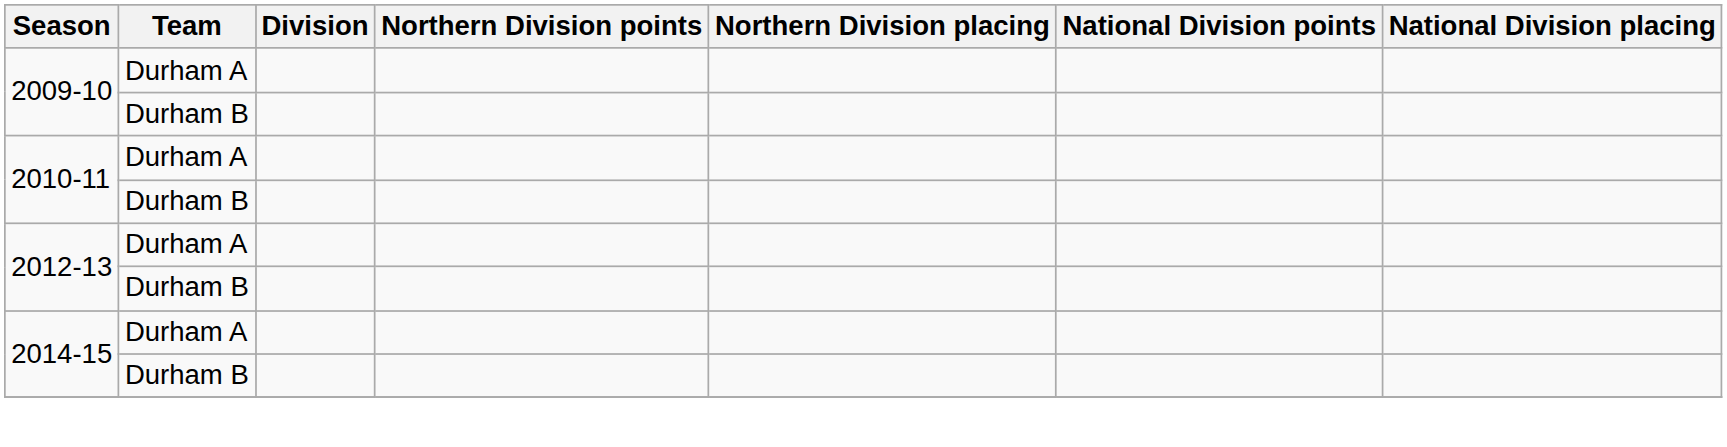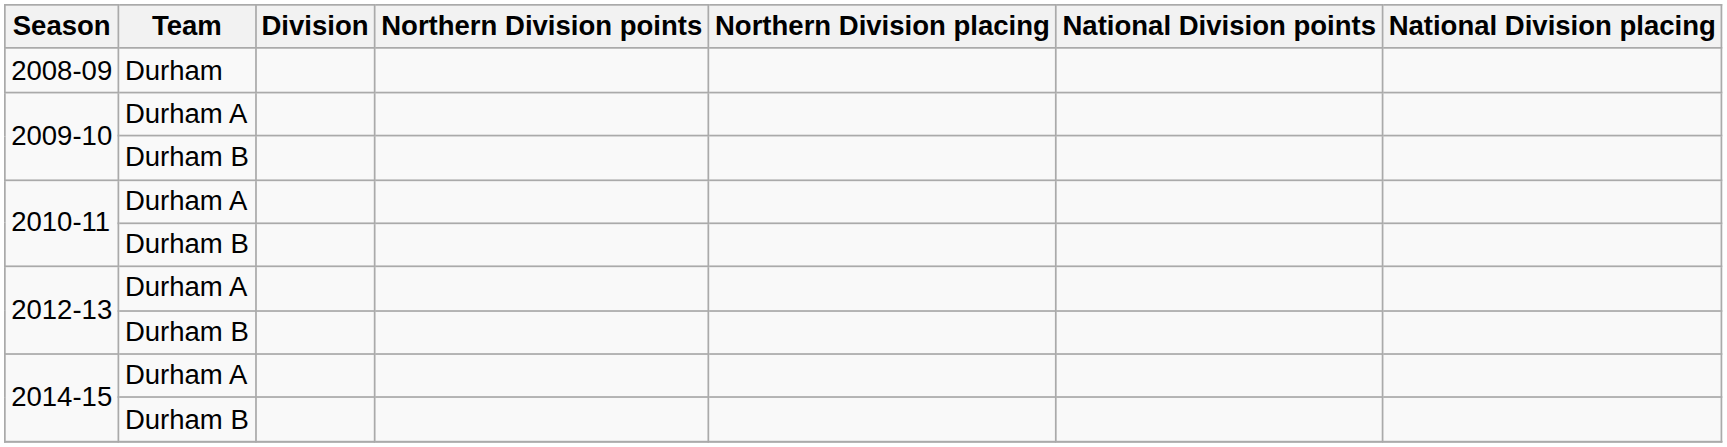+ row: (62, 69)
